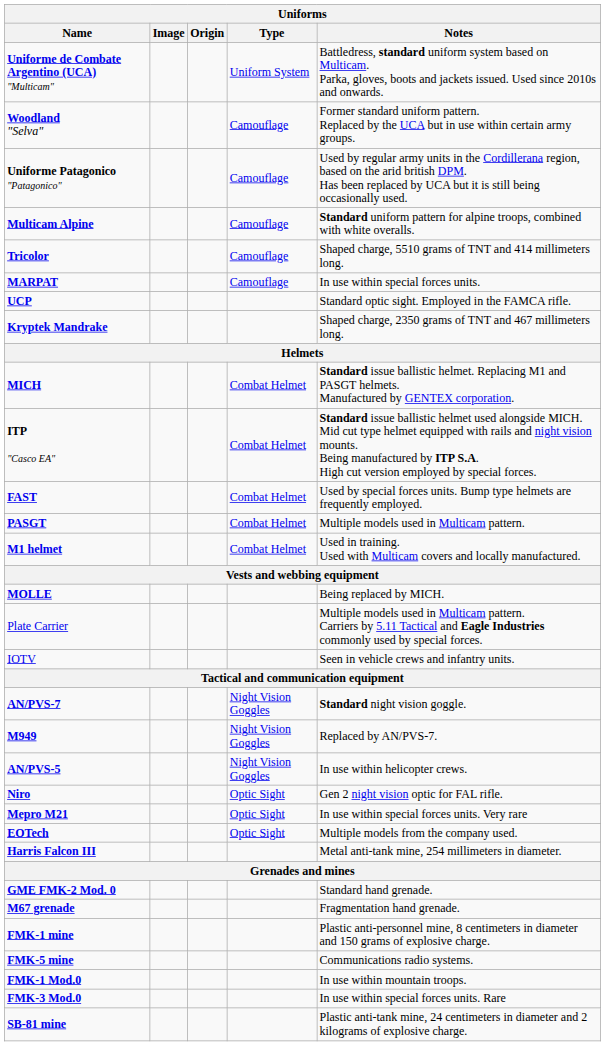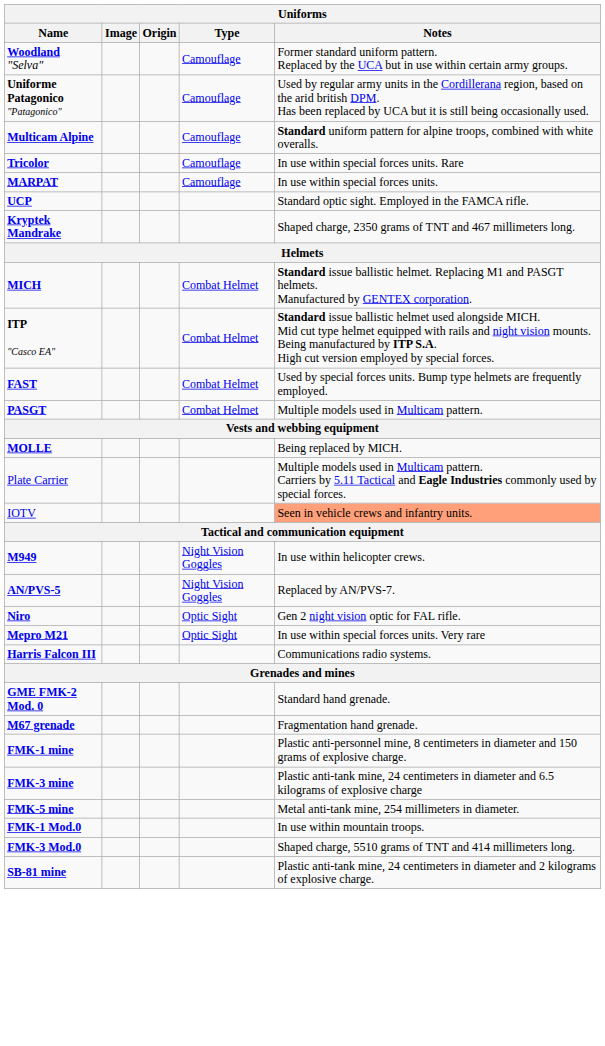- row: (64, 72)
(455, 256) Shaped charge, 5510 grams of TNT and 414 millimeters long. -> (371, 163) In use within special forces units. Rare
- row: (35, 549)
(417, 659) no background -> (375, 513) lightsalmon background
- row: (34, 703)
(378, 736) Replaced by AN/PVS-7. -> (351, 557) In use within helicopter crews.
(393, 768) In use within helicopter crews. -> (336, 590) Replaced by AN/PVS-7.
- row: (28, 832)
(441, 851) Metal anti-tank mine, 254 millimeters in diameter. -> (354, 654) Communications radio systems.
+ row: (40, 783)
(396, 960) Communications radio systems. -> (398, 808) Metal anti-tank mine, 254 millimeters in diameter.
(413, 998) In use within special forces units. Rare -> (426, 846) Shaped charge, 5510 grams of TNT and 414 millimeters long.
